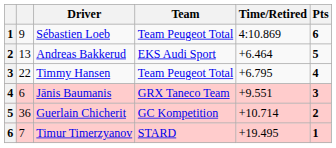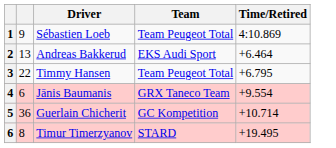- column: (321, 14)
(256, 93) +9.551 -> (256, 93) +9.554
(22, 133) 7 -> (22, 133) 8
